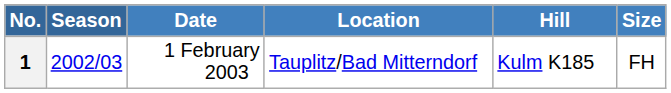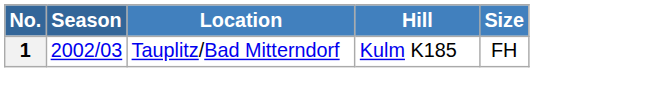- column: (196, 20)
